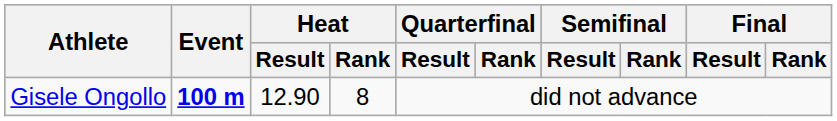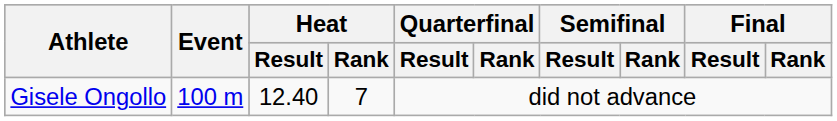(211, 97) bold -> (210, 97) normal
(290, 97) 12.90 -> (289, 97) 12.40
(363, 97) 8 -> (361, 97) 7
